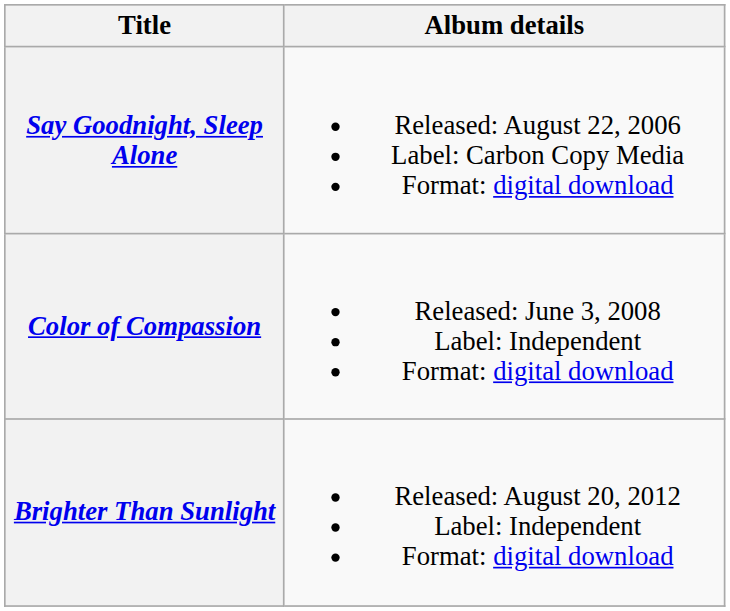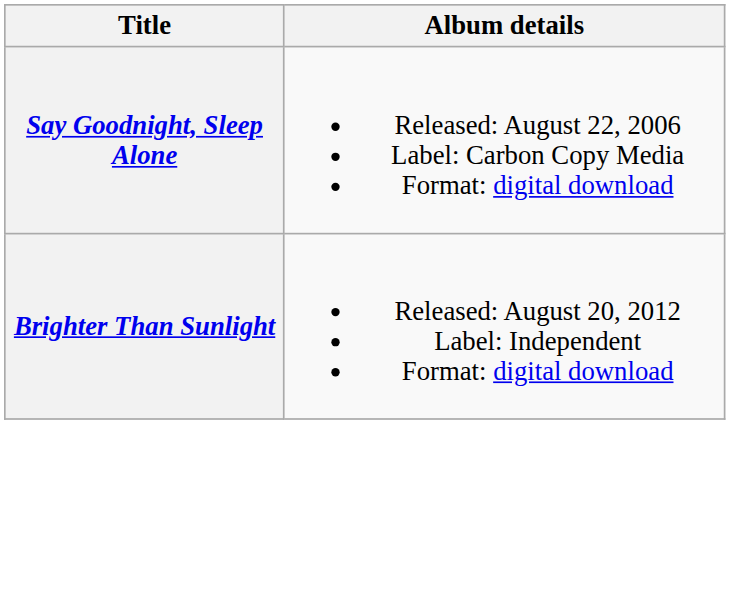- row: (145, 325)
